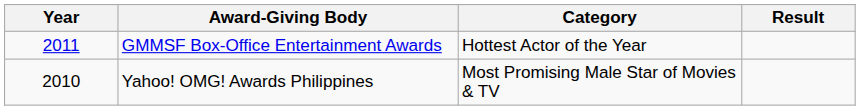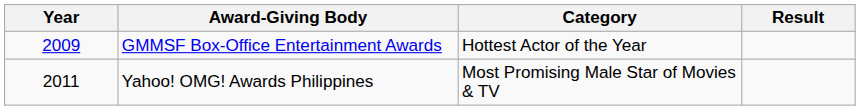(61, 45) 2011 -> (61, 45) 2009
(61, 82) 2010 -> (61, 82) 2011
